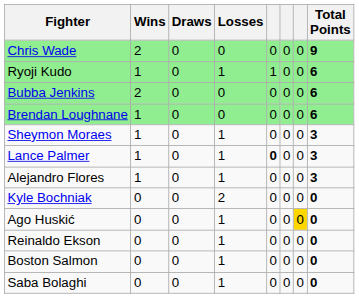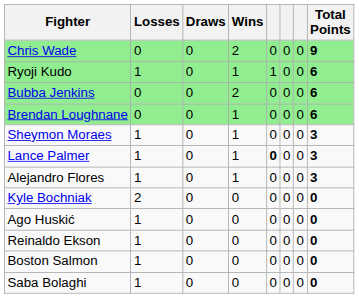columns swapped: (150, 22) <-> (241, 22)
(300, 219) gold background -> (300, 219) no background
